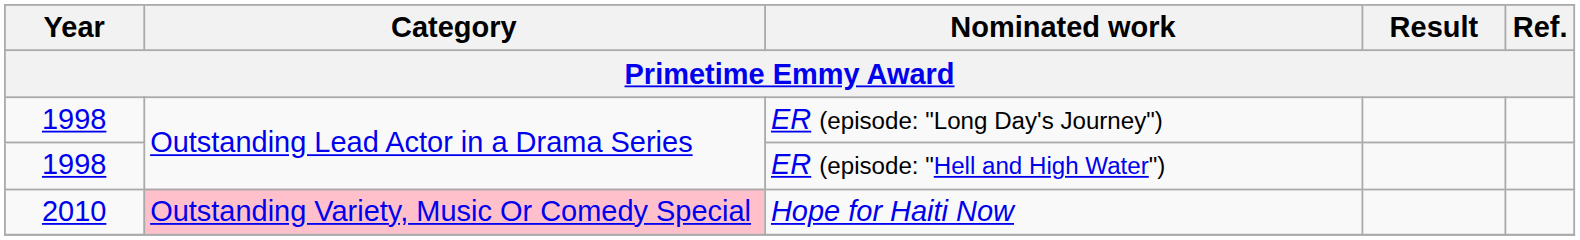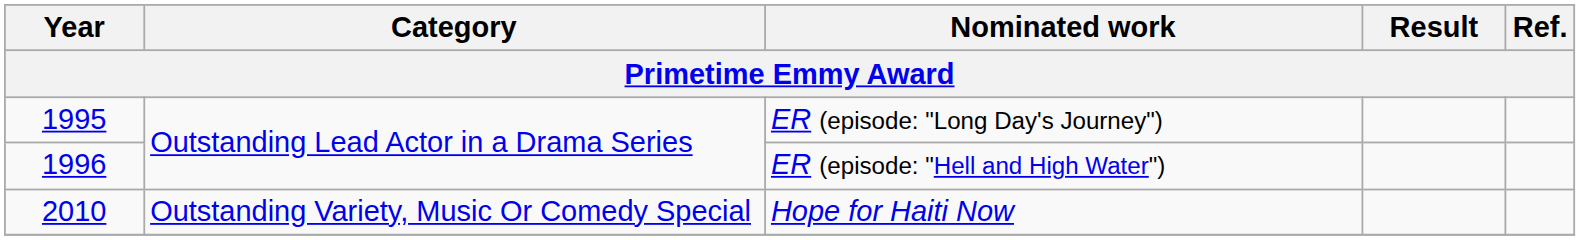(74, 119) 1998 -> (74, 119) 1995
(74, 165) 1998 -> (74, 165) 1996
(451, 211) pink background -> (451, 211) no background
